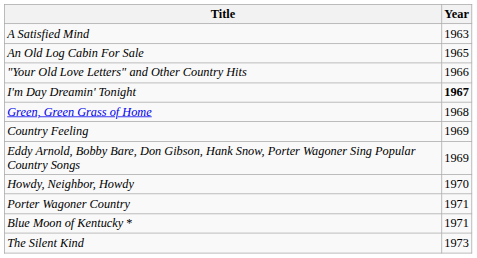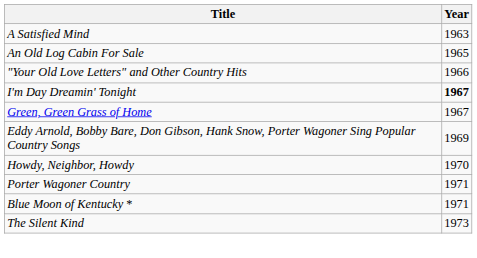(457, 111) 1968 -> (457, 111) 1967
- row: (48, 131)
